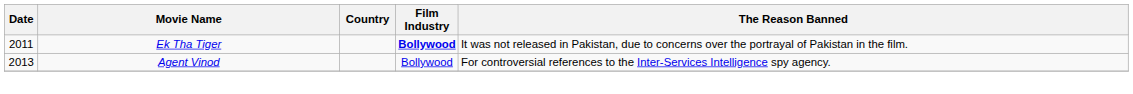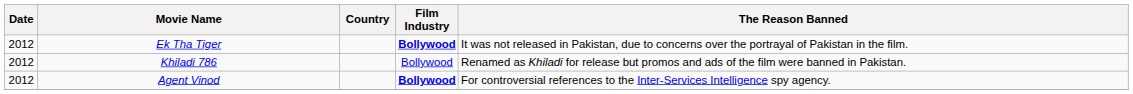(21, 44) 2011 -> (21, 44) 2012
+ row: (189, 62)
(21, 62) 2013 -> (21, 80) 2012
(427, 62) normal -> (427, 80) bold
